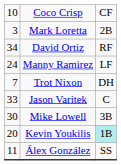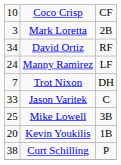(12, 116) 30 -> (12, 116) 25
(106, 133) paleturquoise background -> (106, 133) no background
- row: (58, 151)
+ row: (58, 151)
